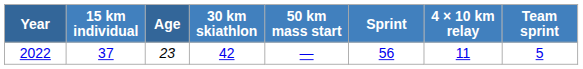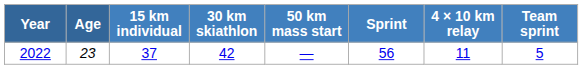columns swapped: (167, 24) <-> (106, 24)
